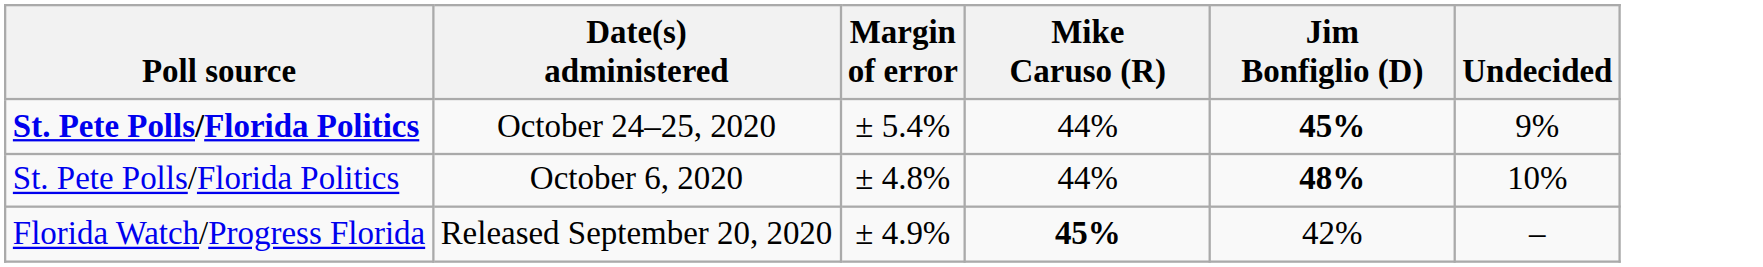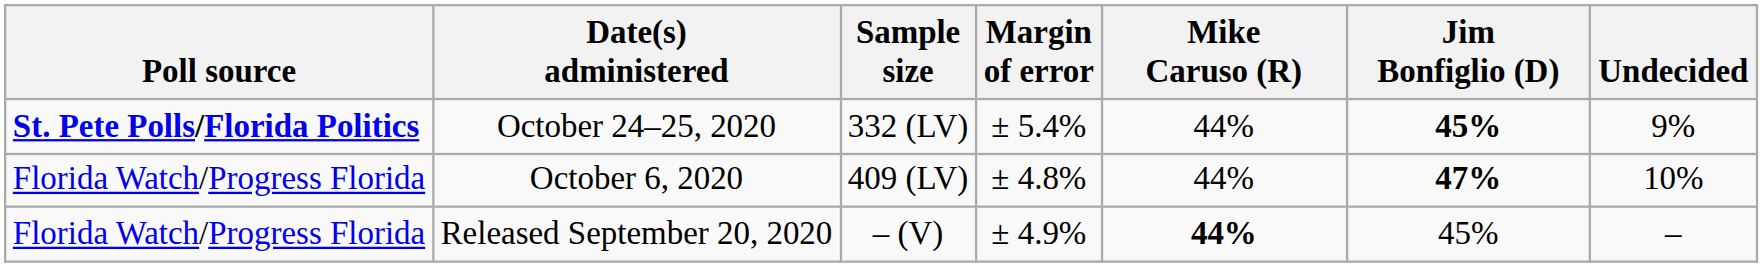+ column: (908, 51)
(206, 179) St. Pete Polls/Florida Politics -> (219, 179) Florida Watch/Progress Florida
(1332, 179) 48% -> (1468, 179) 47%
(1088, 234) 45% -> (1224, 234) 44%
(1332, 234) 42% -> (1468, 234) 45%
